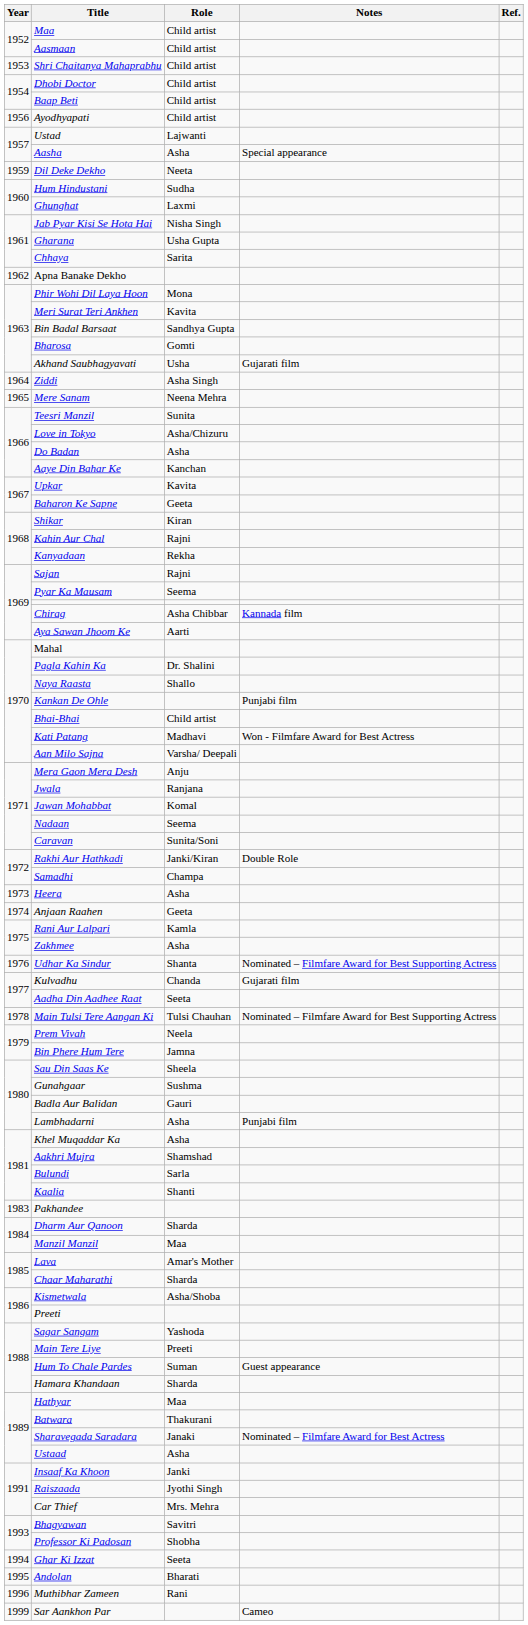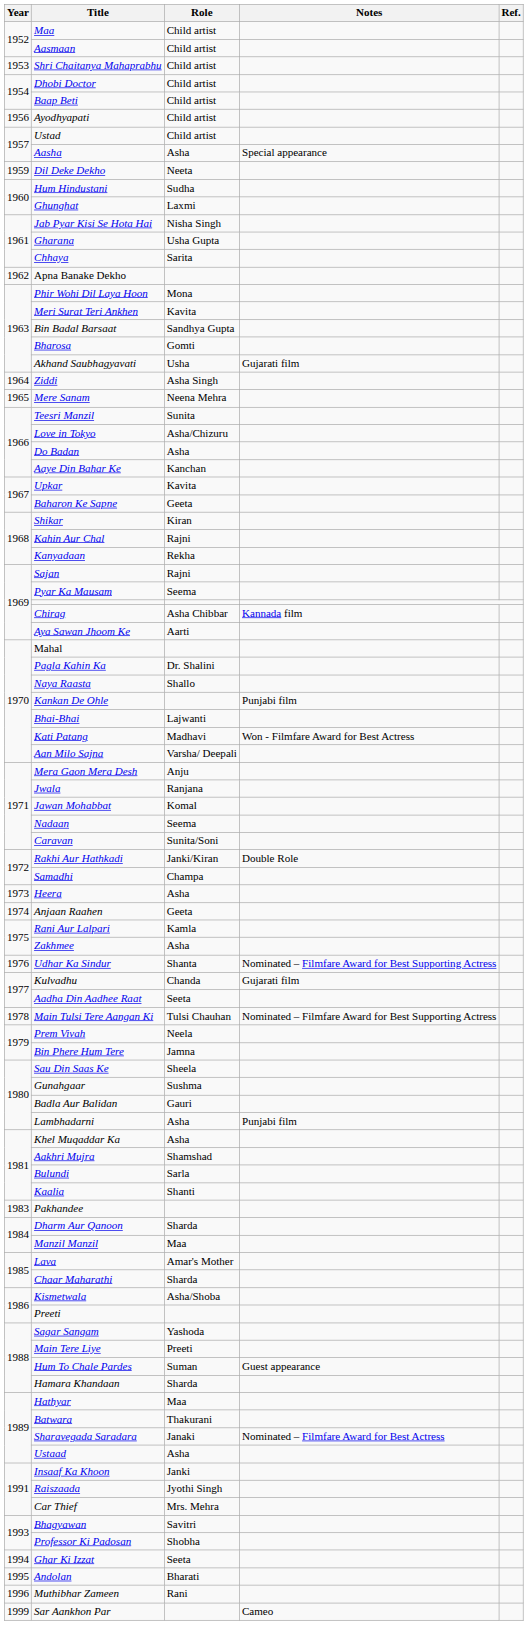(186, 135) Lajwanti -> (191, 135) Child artist
(191, 718) Child artist -> (186, 718) Lajwanti
